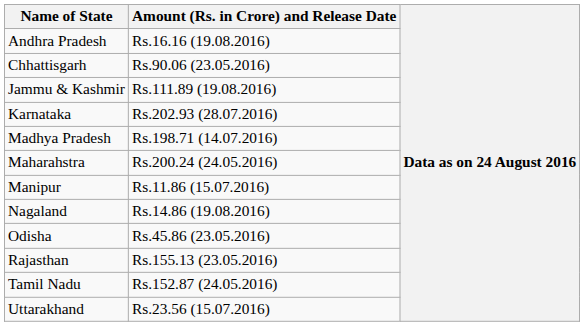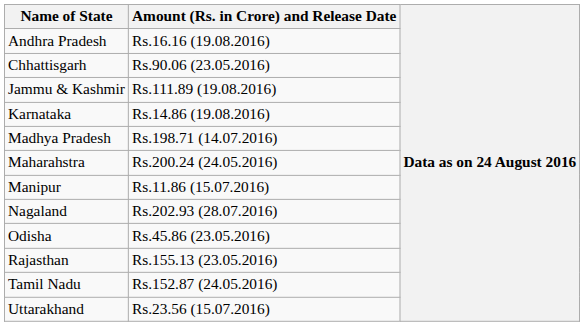(205, 114) Rs.202.93 (28.07.2016) -> (201, 114) Rs.14.86 (19.08.2016)
(201, 211) Rs.14.86 (19.08.2016) -> (205, 211) Rs.202.93 (28.07.2016)
